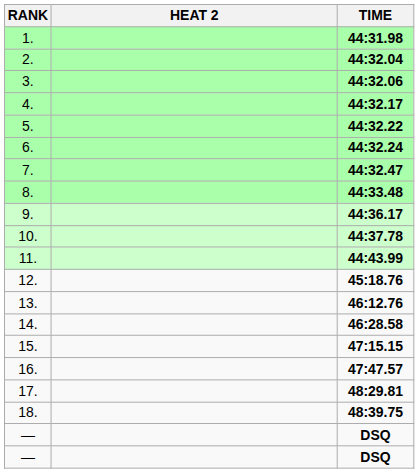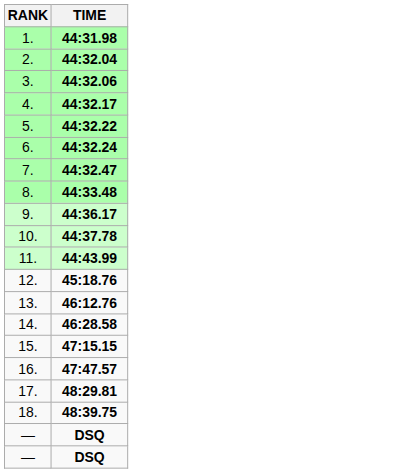- column: (194, 16)
